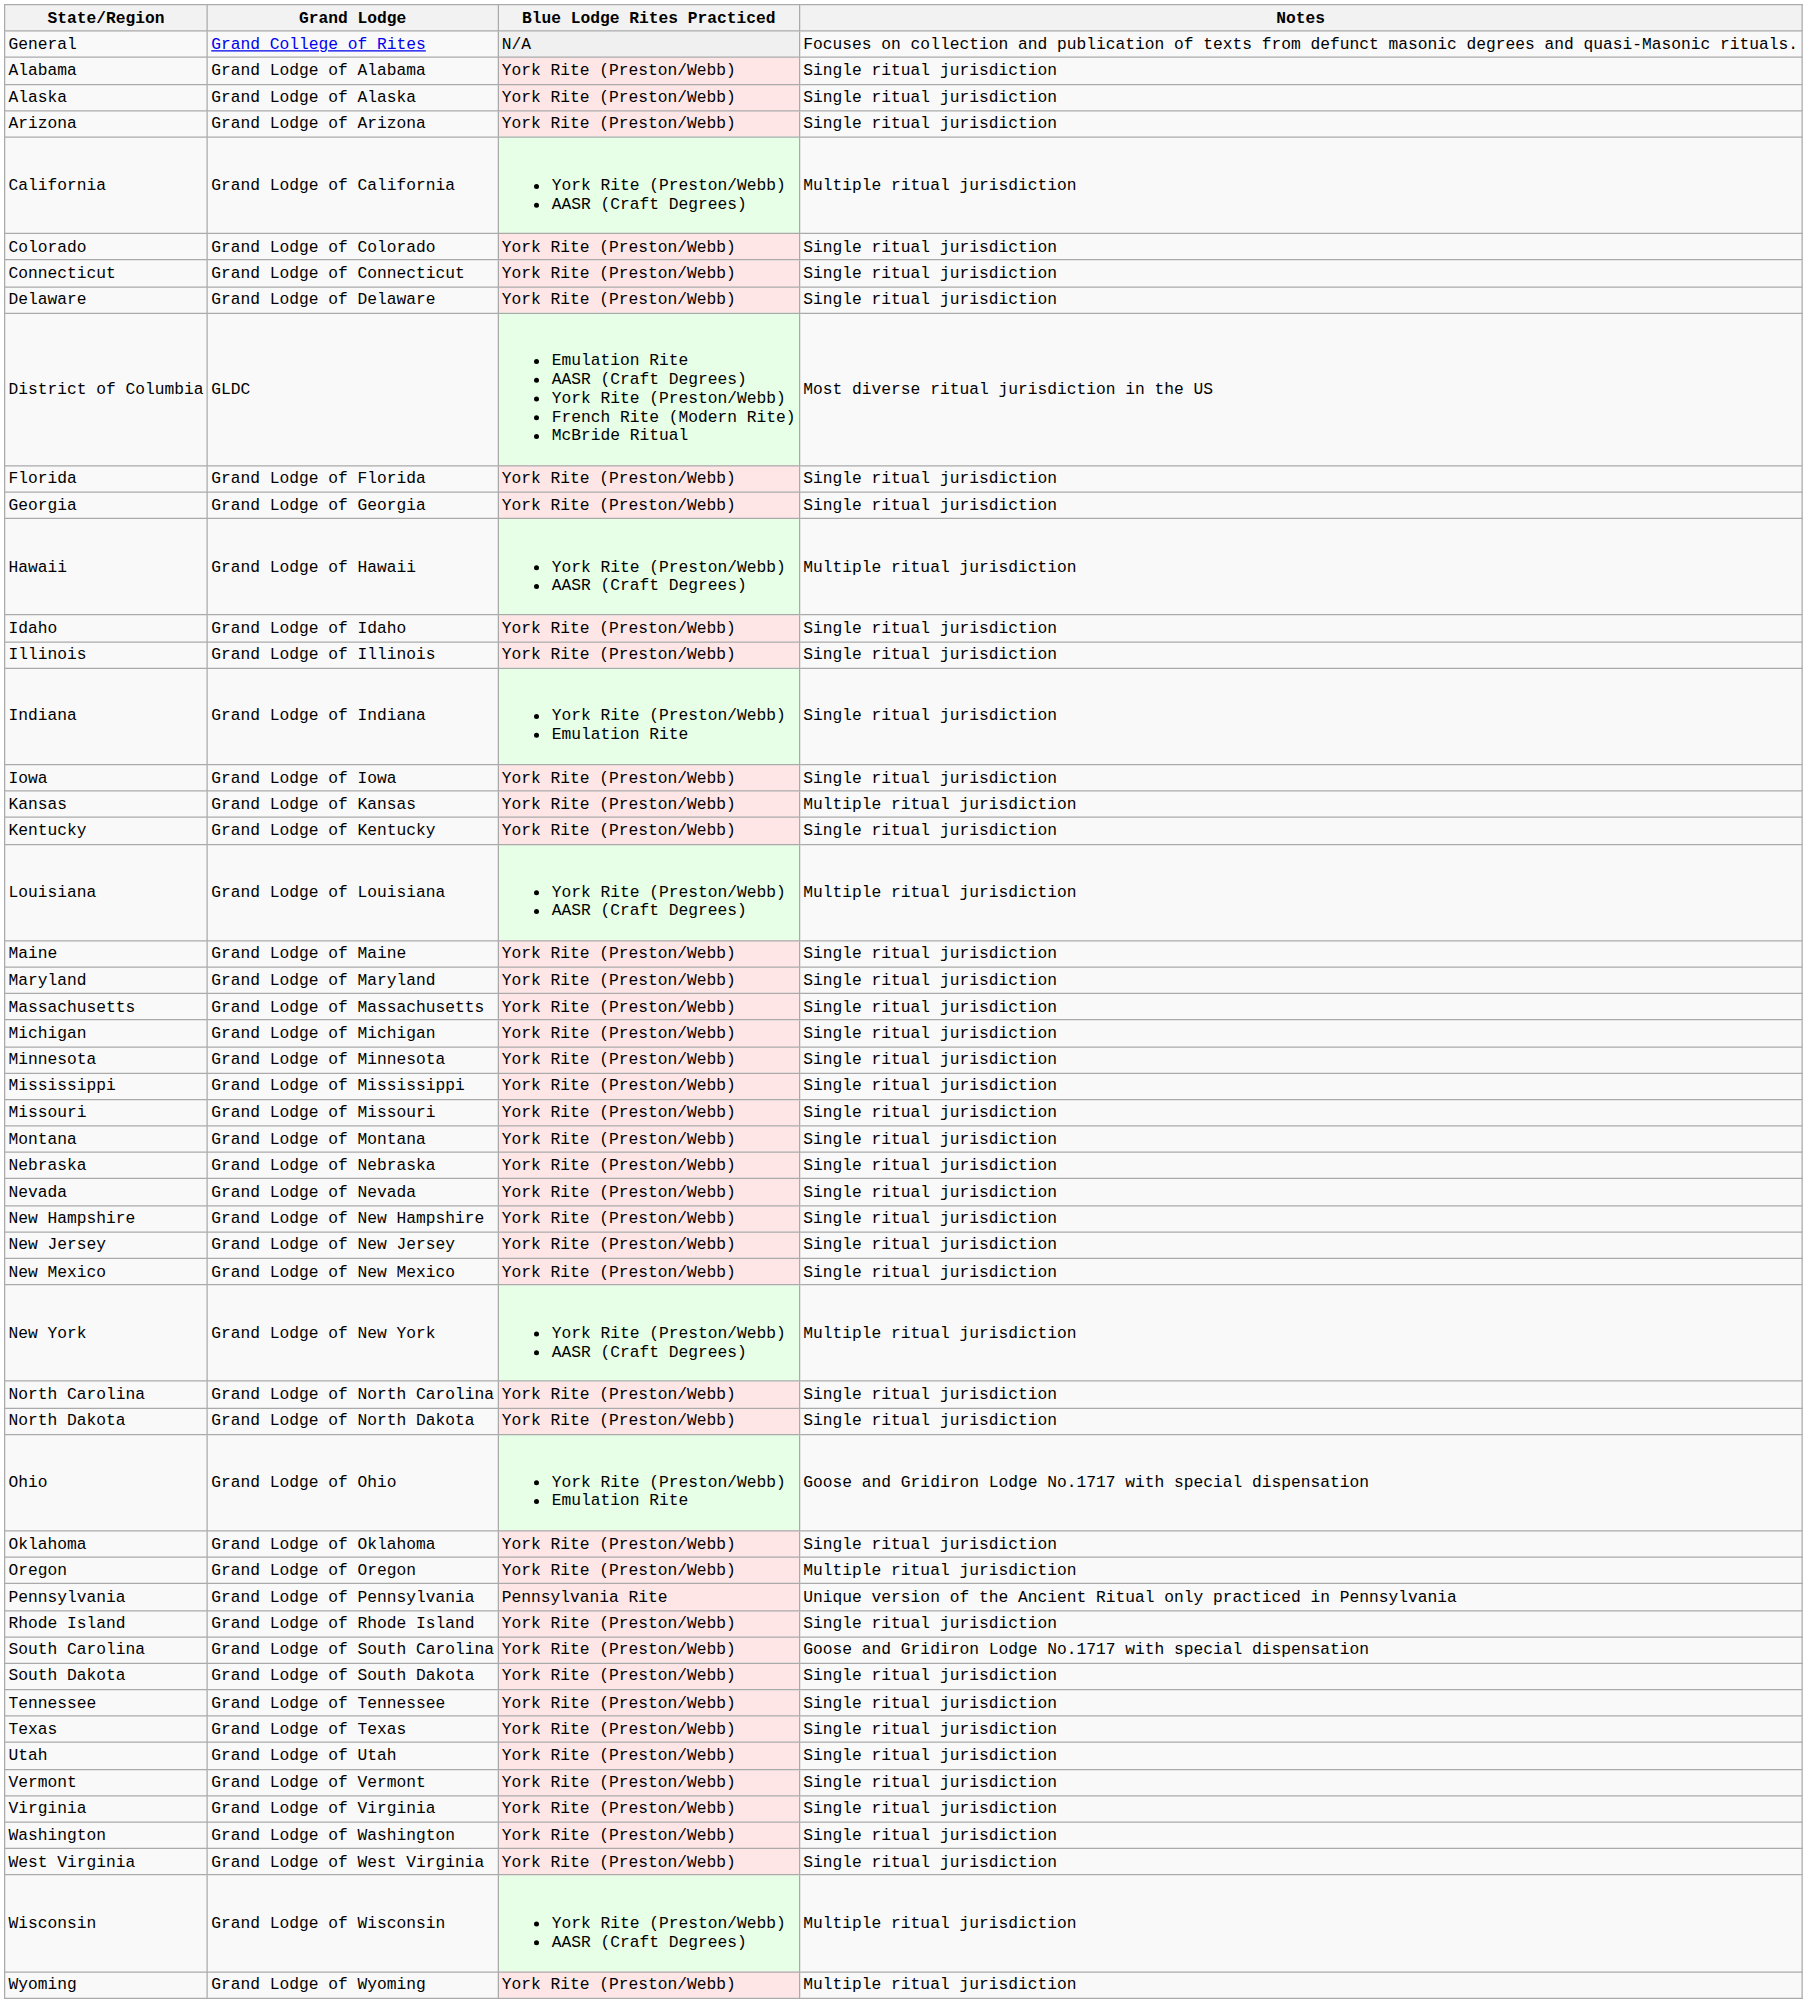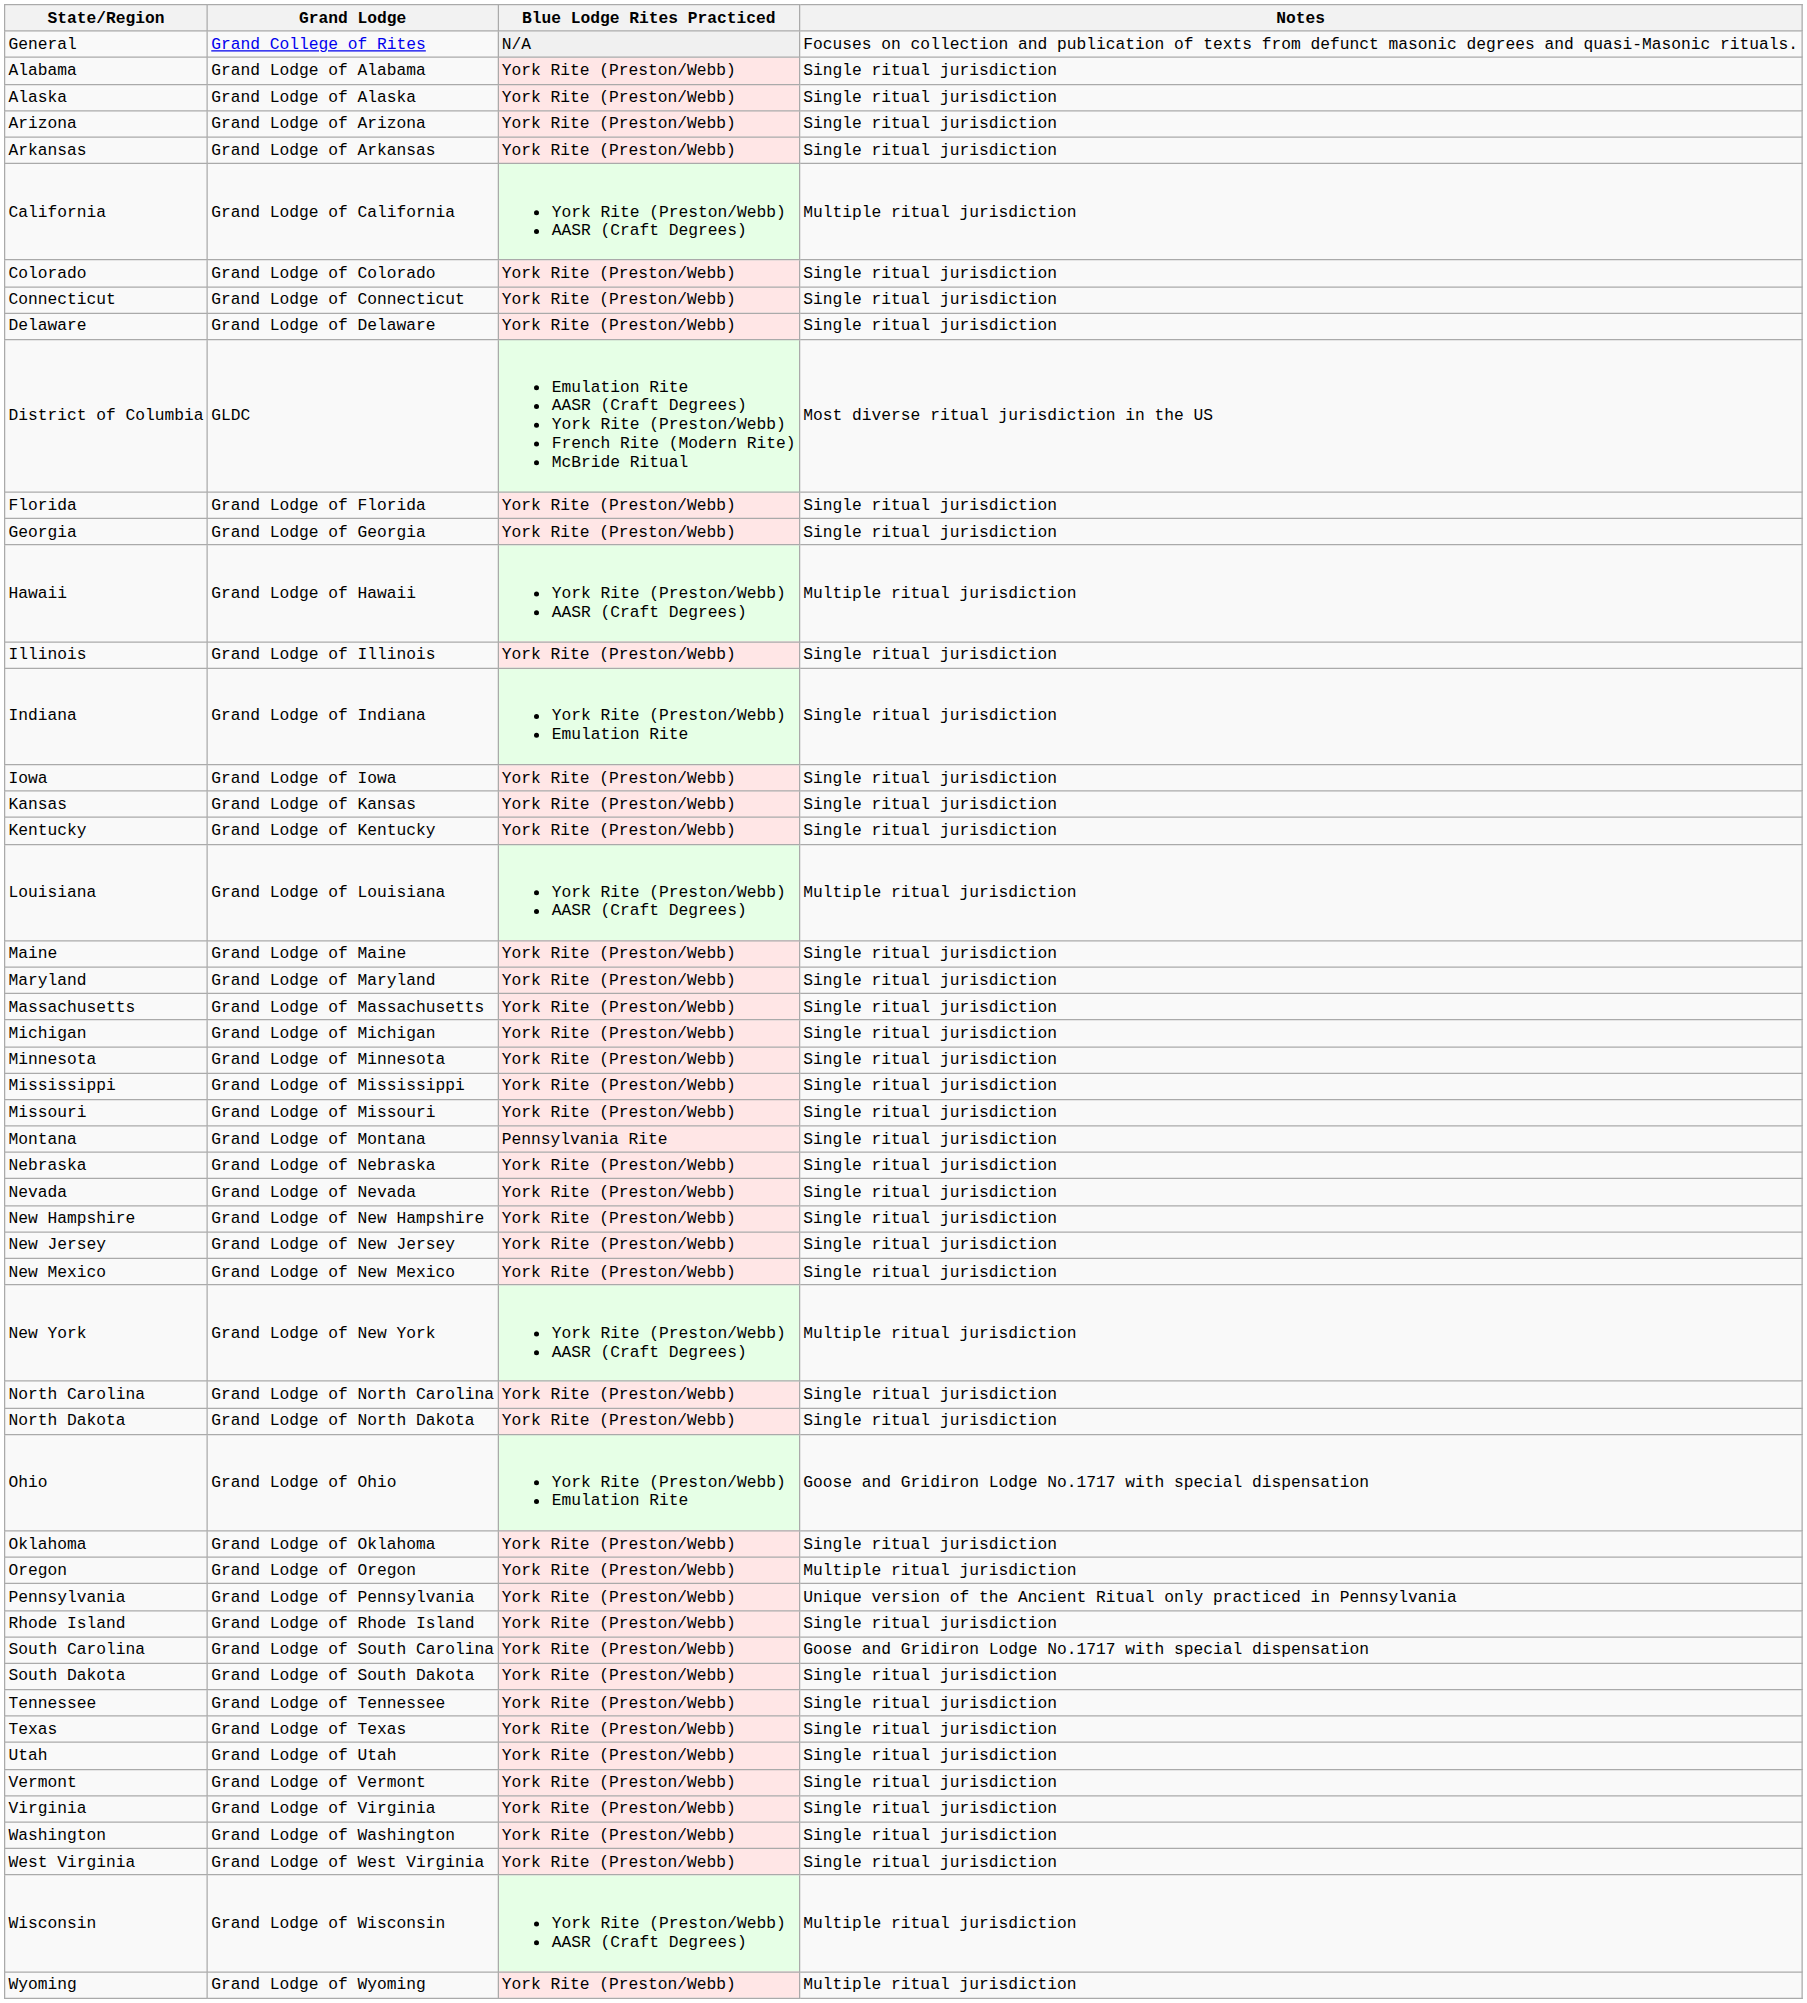+ row: (48, 150)
- row: (33, 628)
(940, 804) Multiple ritual jurisdiction -> (930, 804) Single ritual jurisdiction
(619, 1139) York Rite (Preston/Webb) -> (585, 1139) Pennsylvania Rite
(585, 1597) Pennsylvania Rite -> (619, 1597) York Rite (Preston/Webb)
